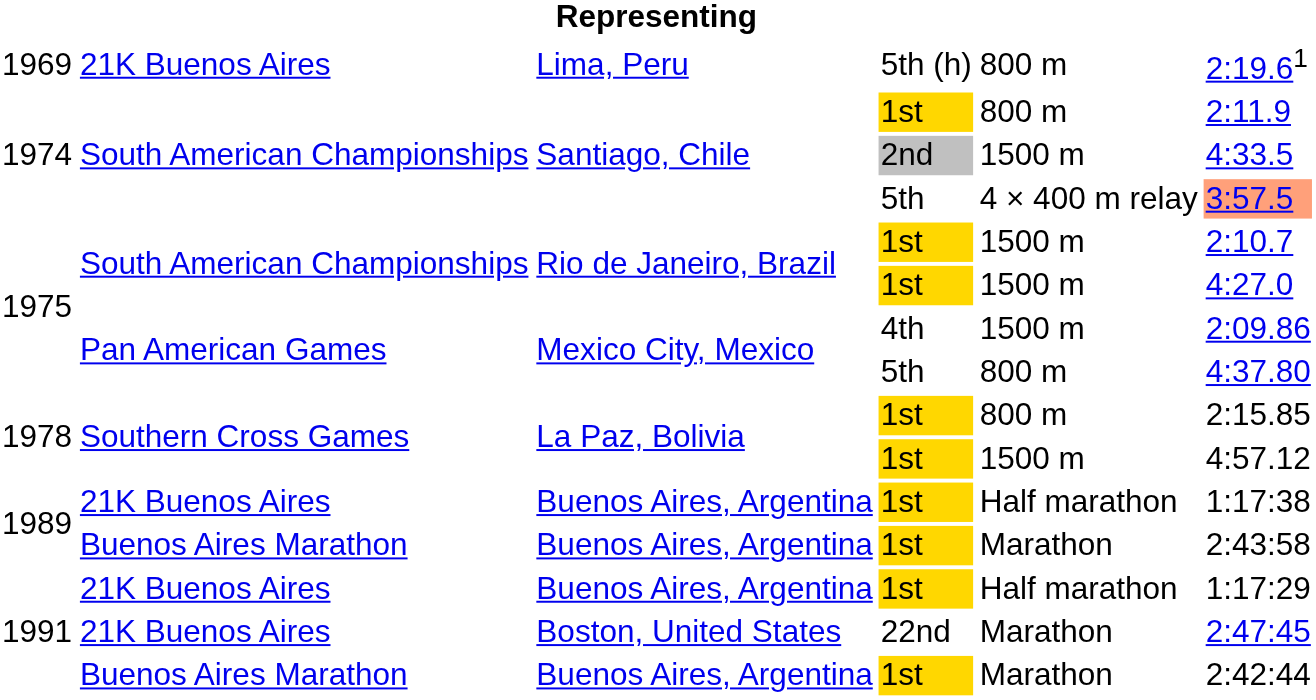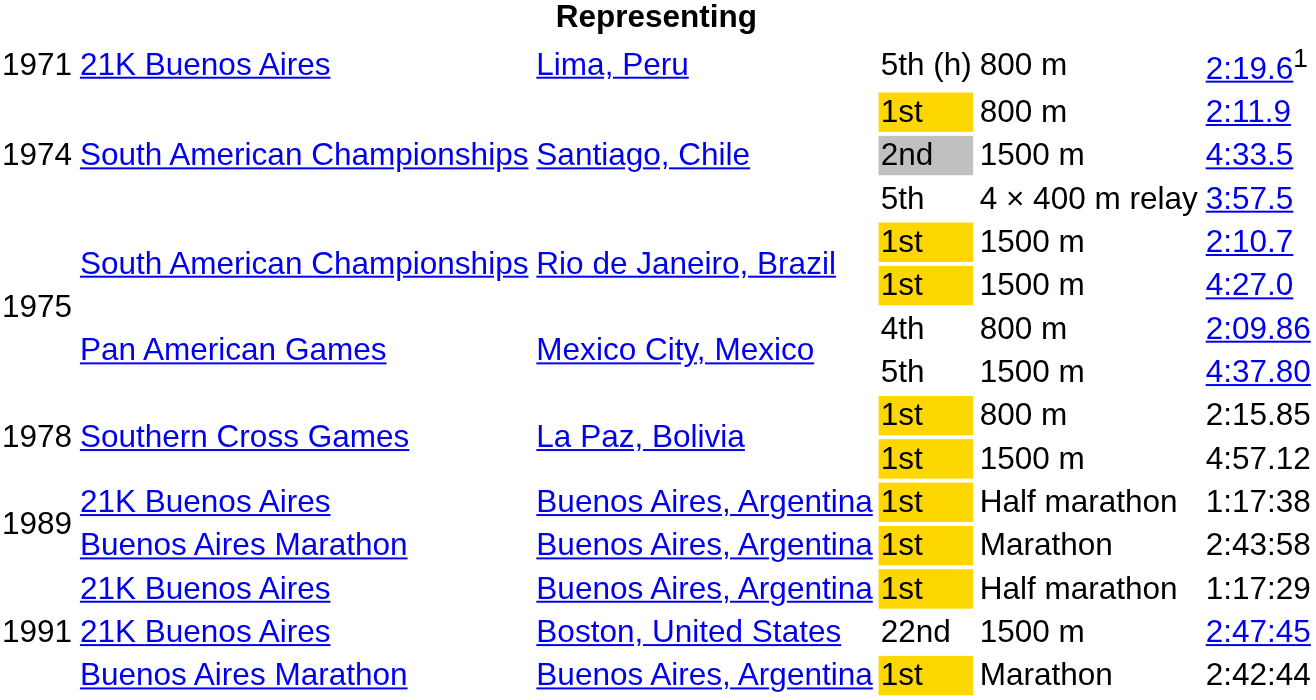(37, 64) 1969 -> (37, 64) 1971
(1249, 199) lightsalmon background -> (1249, 199) no background
(1032, 329) 1500 m -> (1023, 329) 800 m
(1023, 372) 800 m -> (1032, 372) 1500 m
(1046, 632) Marathon -> (1032, 632) 1500 m
